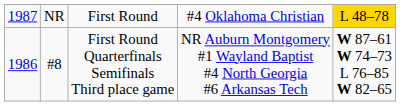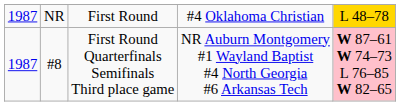(23, 64) 1986 -> (23, 64) 1987
(364, 64) no background -> (364, 64) pink background
